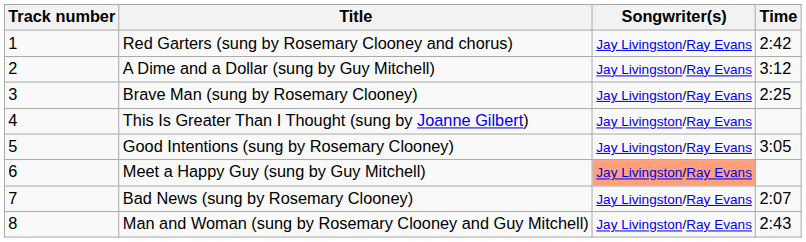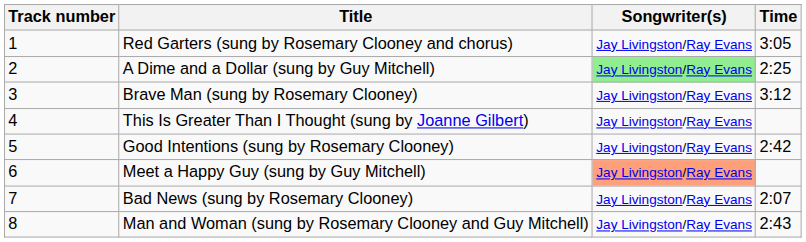(775, 43) 2:42 -> (775, 43) 3:05
(674, 70) no background -> (674, 70) lightgreen background
(775, 69) 3:12 -> (775, 69) 2:25
(775, 95) 2:25 -> (775, 95) 3:12
(775, 146) 3:05 -> (775, 146) 2:42
